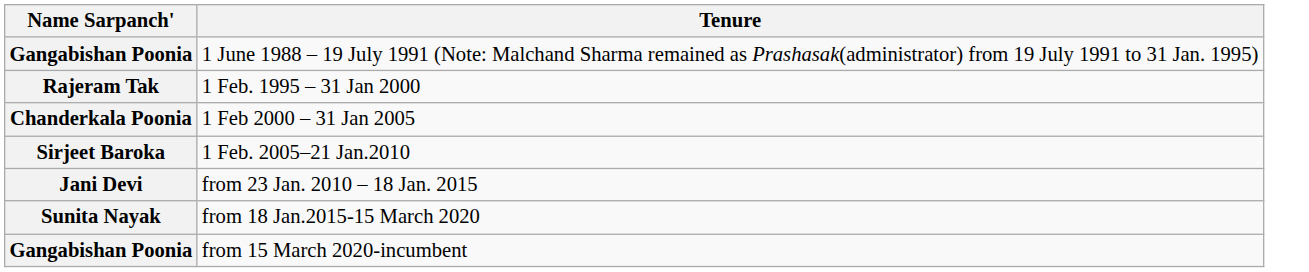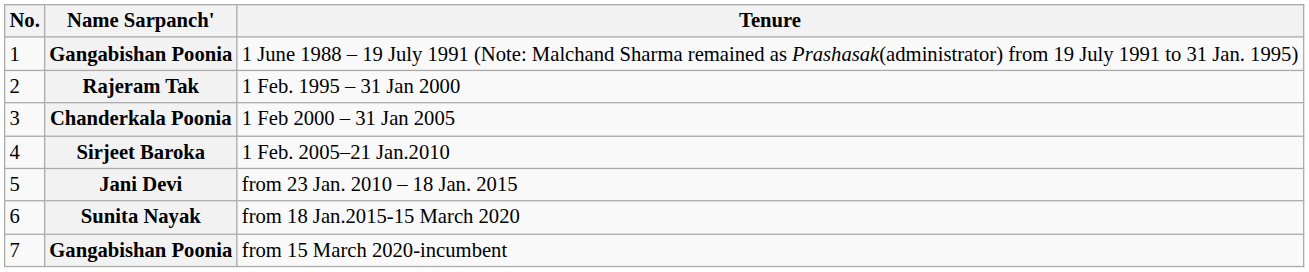+ column: (25, 20)
